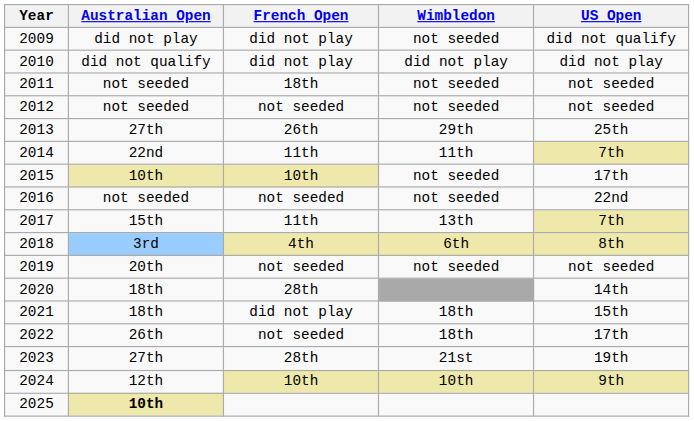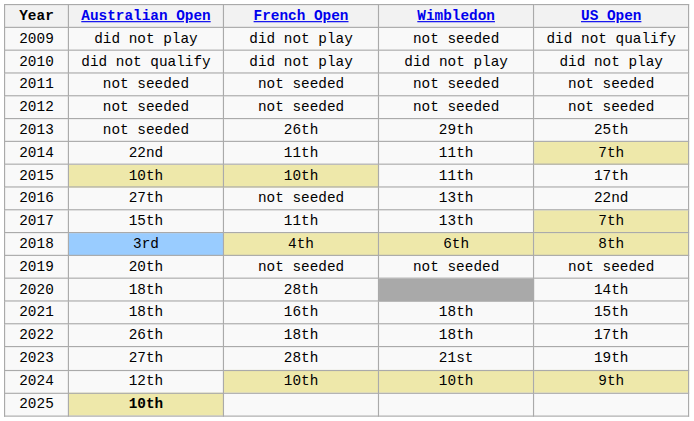(301, 84) 18th -> (301, 84) not seeded
(146, 130) 27th -> (146, 130) not seeded
(456, 175) not seeded -> (456, 175) 11th
(146, 198) not seeded -> (146, 198) 27th
(456, 198) not seeded -> (456, 198) 13th
(301, 312) did not play -> (301, 312) 16th
(301, 335) not seeded -> (301, 335) 18th
